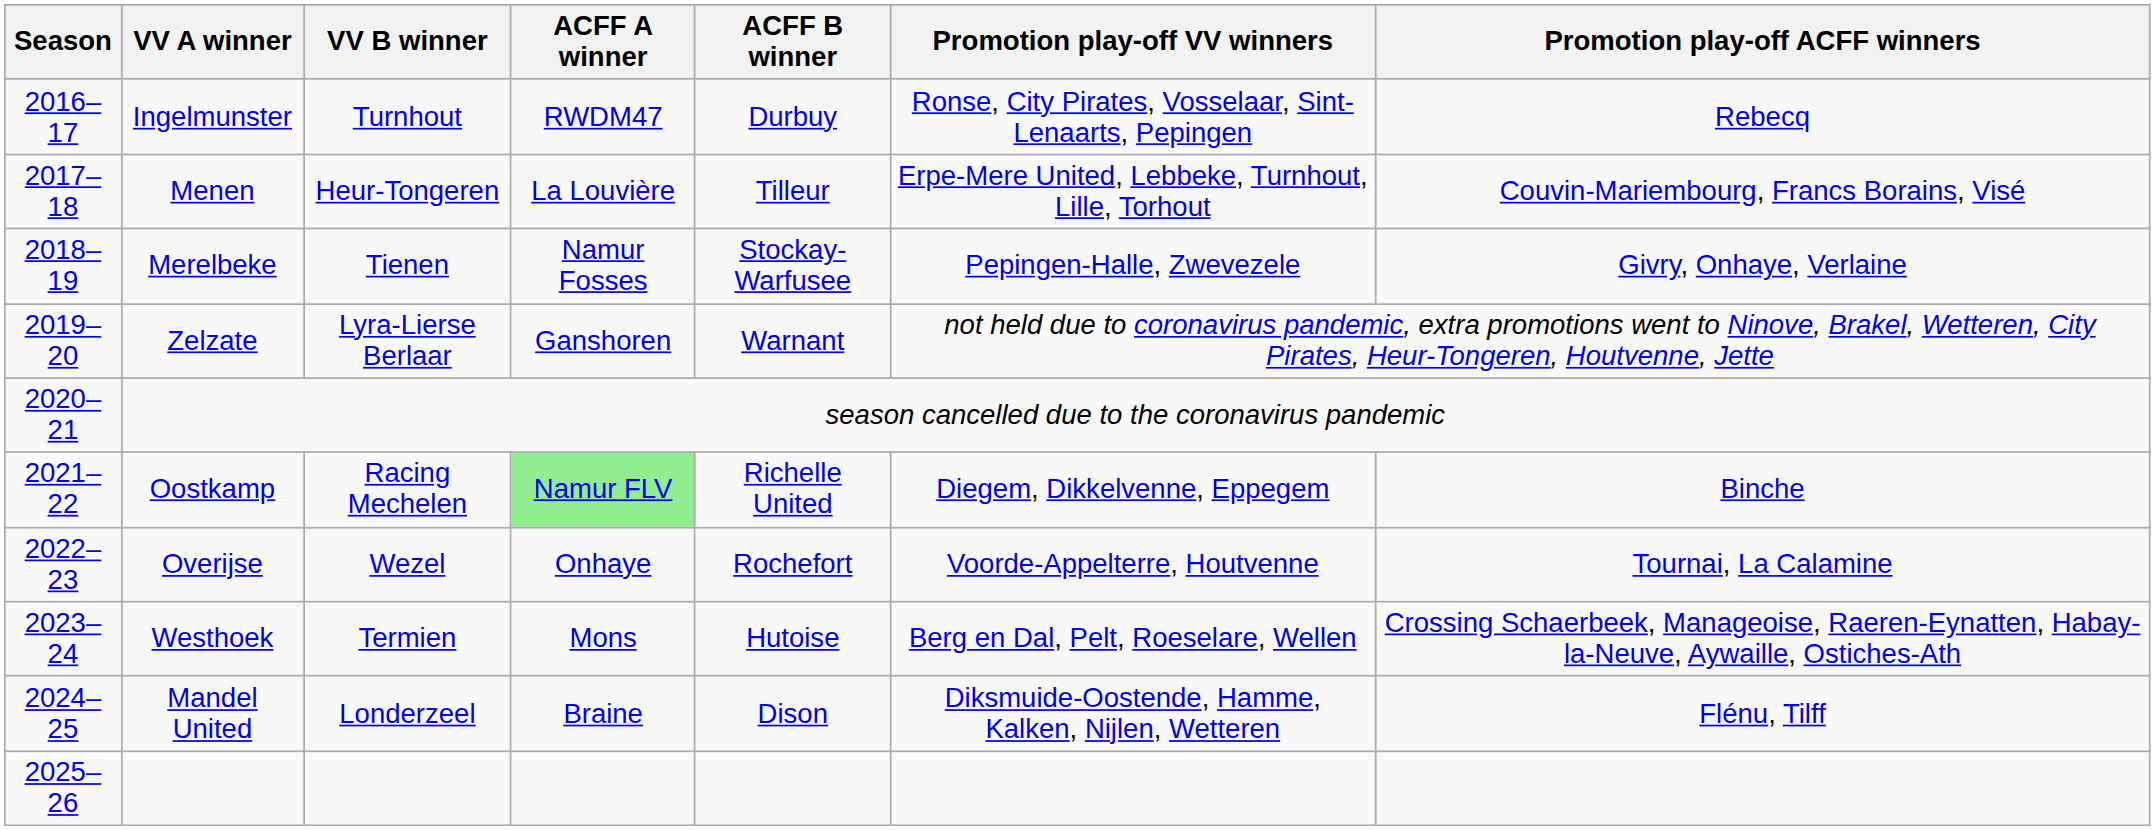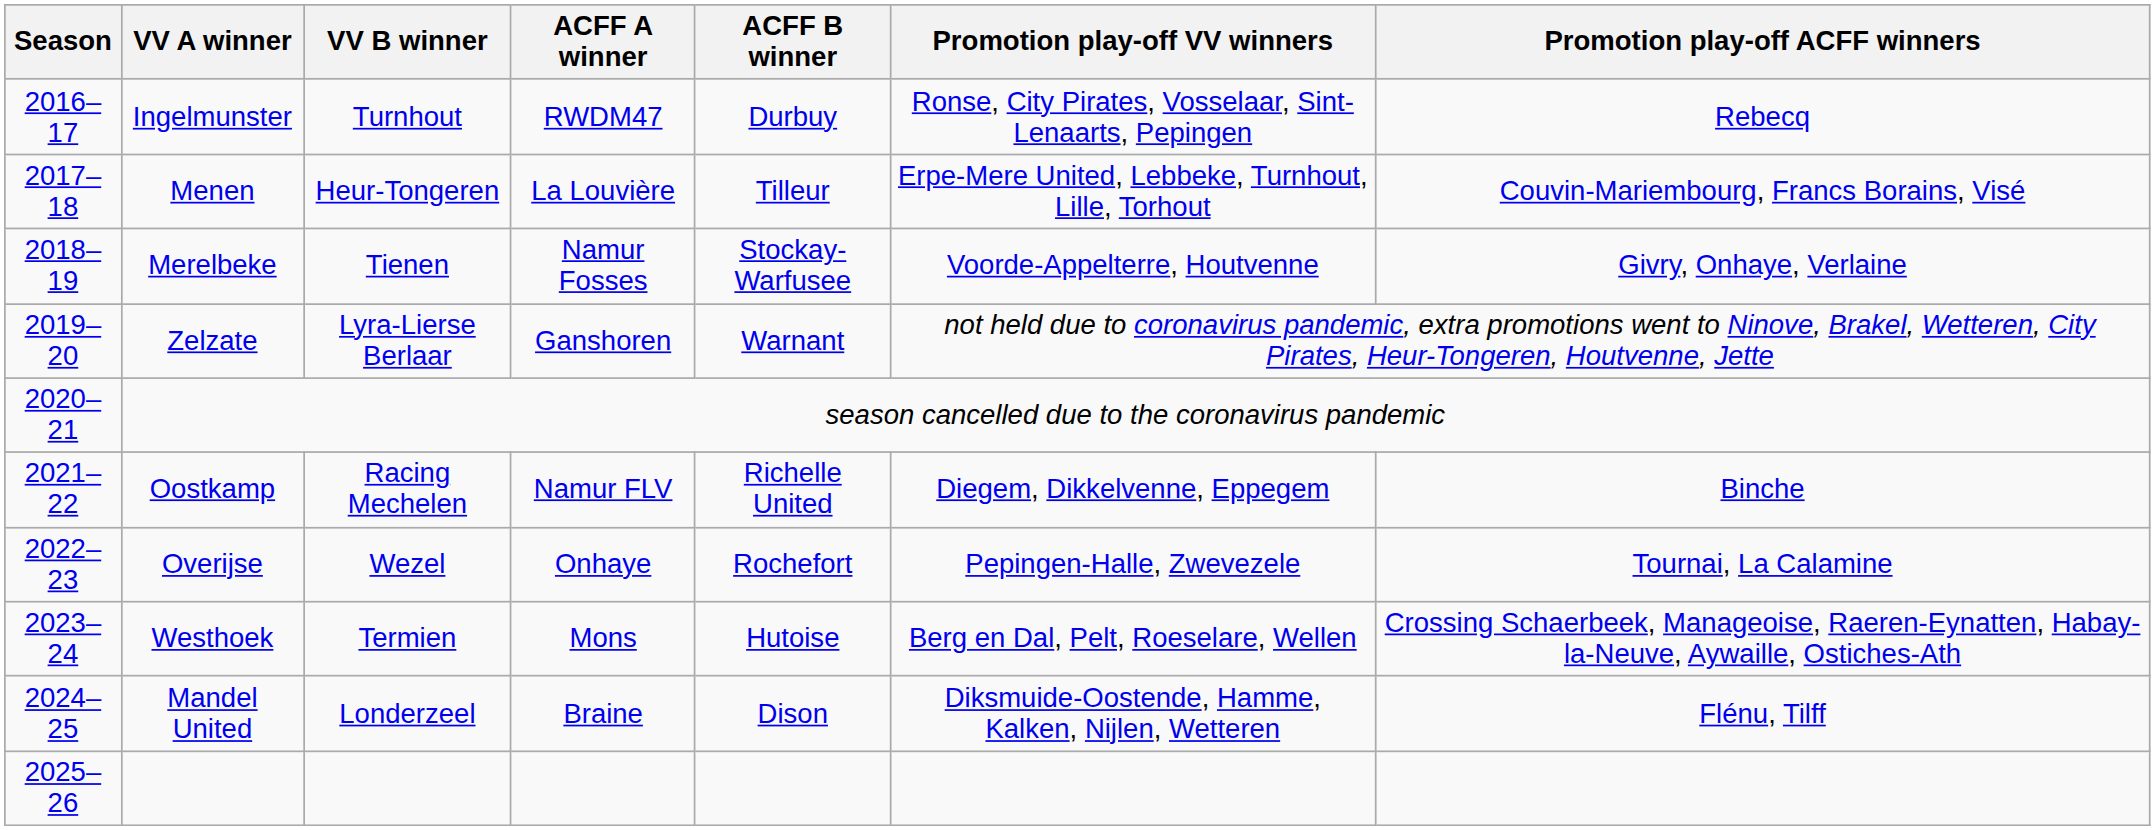(1133, 265) Pepingen-Halle, Zwevezele -> (1133, 265) Voorde-Appelterre, Houtvenne
(603, 489) lightgreen background -> (603, 489) no background
(1133, 564) Voorde-Appelterre, Houtvenne -> (1133, 564) Pepingen-Halle, Zwevezele
